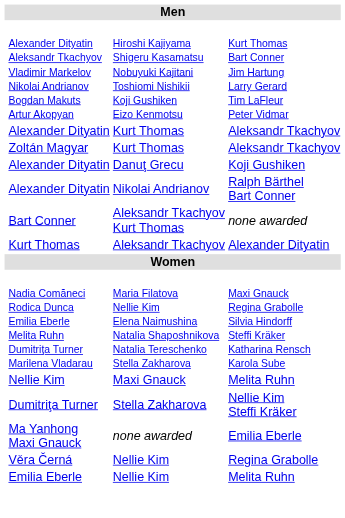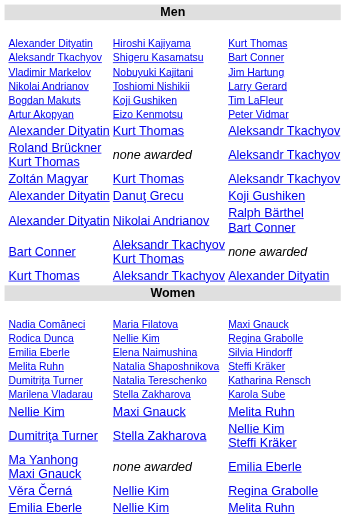+ row: (55, 155)
